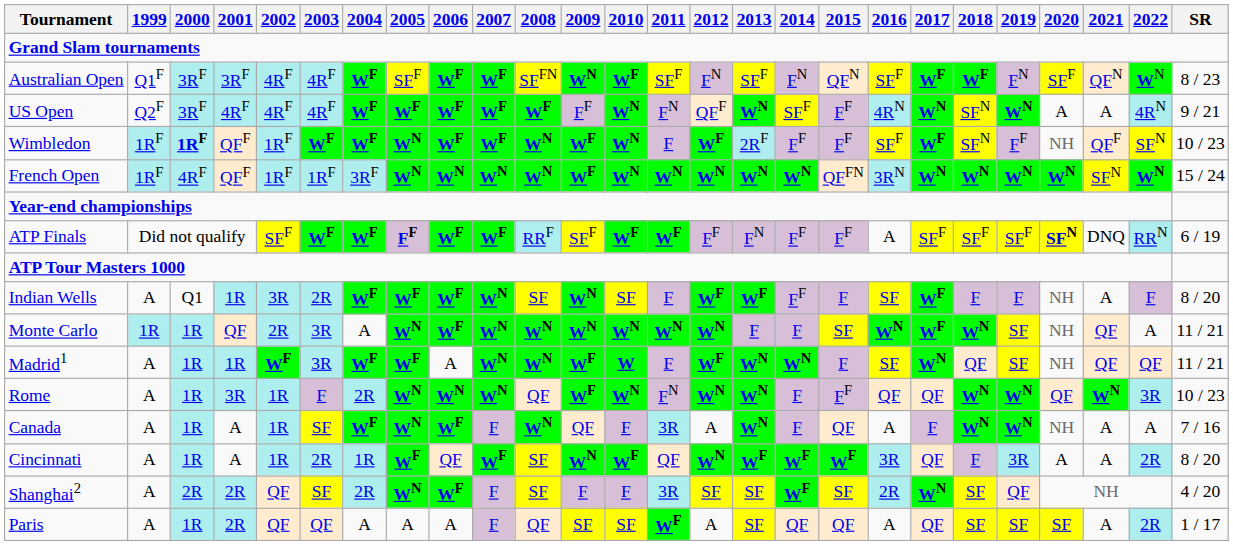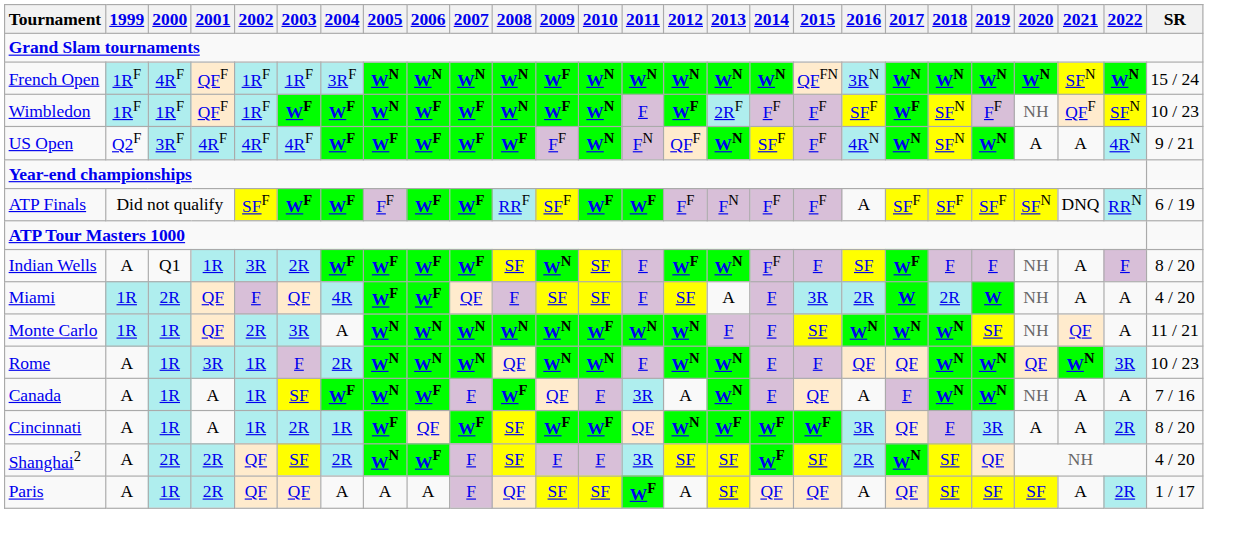- row: (66, 78)
rows swapped: (54, 175) <-> (41, 110)
(192, 143) bold -> (170, 110) normal
(407, 236) bold -> (385, 204) normal
(1061, 236) bold -> (1036, 204) normal
(494, 297) WN -> (471, 265) WF
(754, 297) WF -> (729, 265) WN
+ row: (32, 297)
(451, 330) WF -> (428, 330) WN
(626, 330) WN -> (600, 330) WF
(932, 330) WF -> (907, 330) WN
- row: (38, 362)
(583, 394) WF -> (557, 362) WN
(668, 394) FN -> (643, 362) F
(843, 394) FF -> (818, 362) F
(538, 427) WN -> (514, 394) WF
(583, 459) WN -> (557, 427) WF
